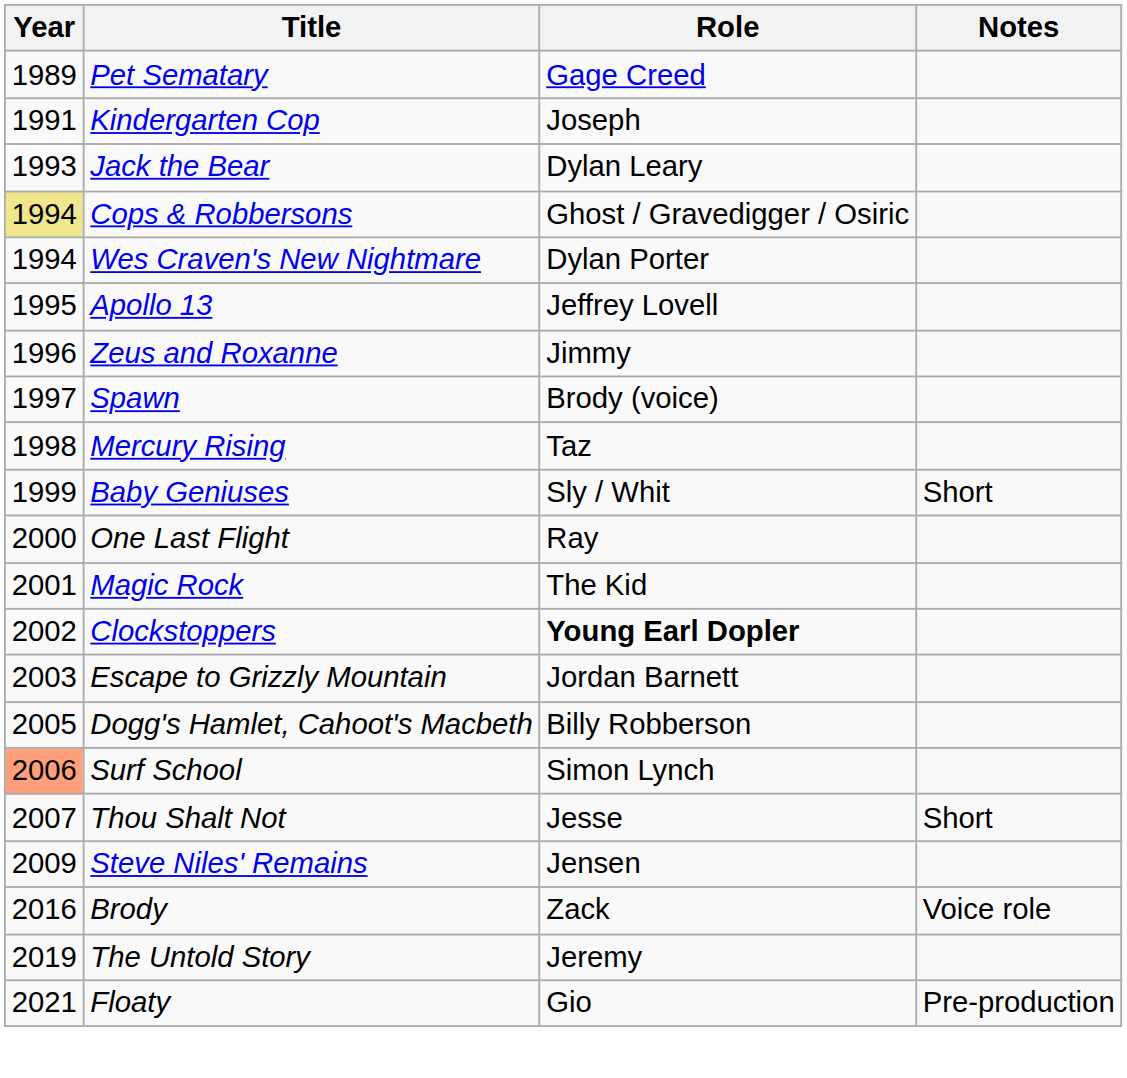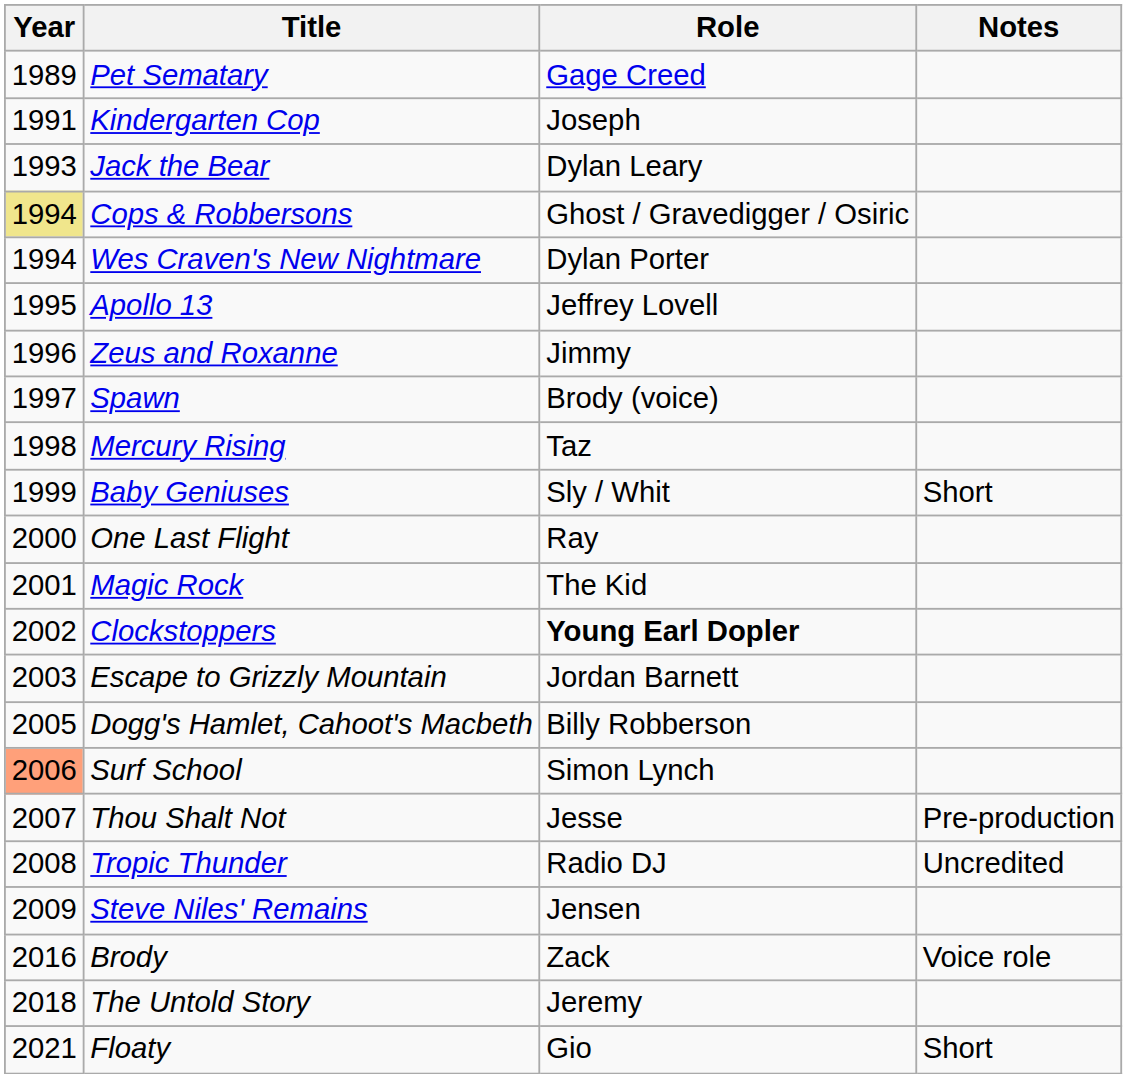(958, 817) Short -> (1019, 817) Pre-production
+ row: (188, 863)
(44, 956) 2019 -> (44, 1002) 2018
(1019, 1002) Pre-production -> (958, 1049) Short
